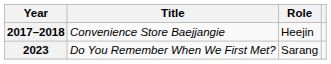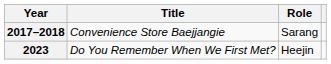(297, 31) Heejin -> (300, 31) Sarang
(300, 50) Sarang -> (297, 50) Heejin
